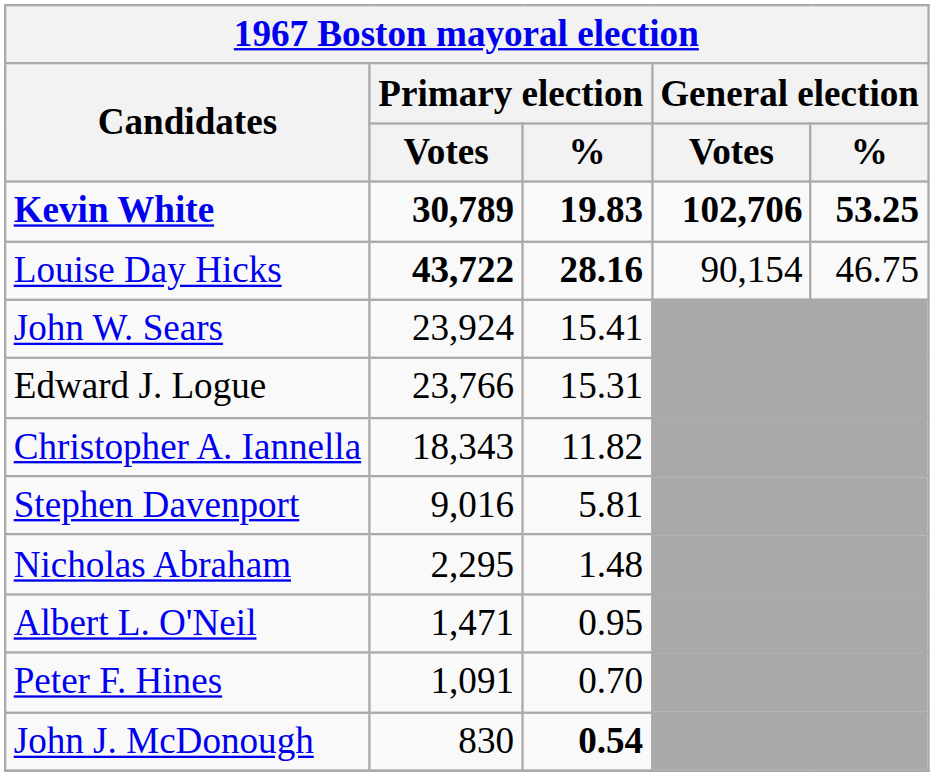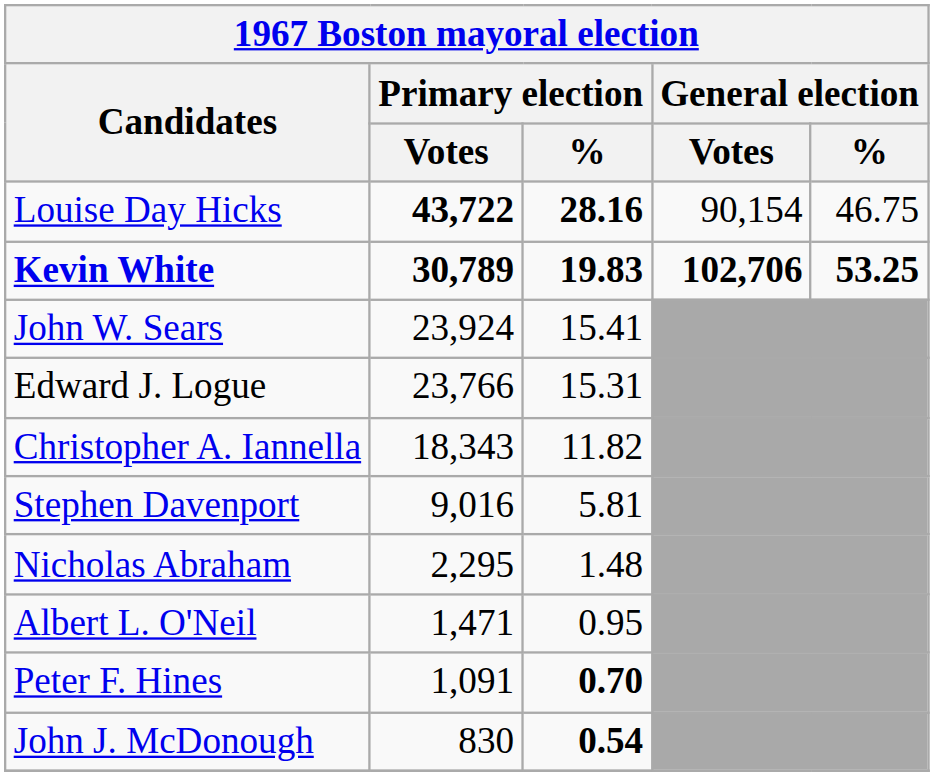rows swapped: (114, 210) <-> (148, 269)
(611, 681) normal -> (611, 681) bold
